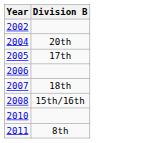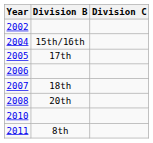+ column: (119, 12)
(60, 41) 20th -> (60, 41) 15th/16th
(60, 101) 15th/16th -> (60, 101) 20th
